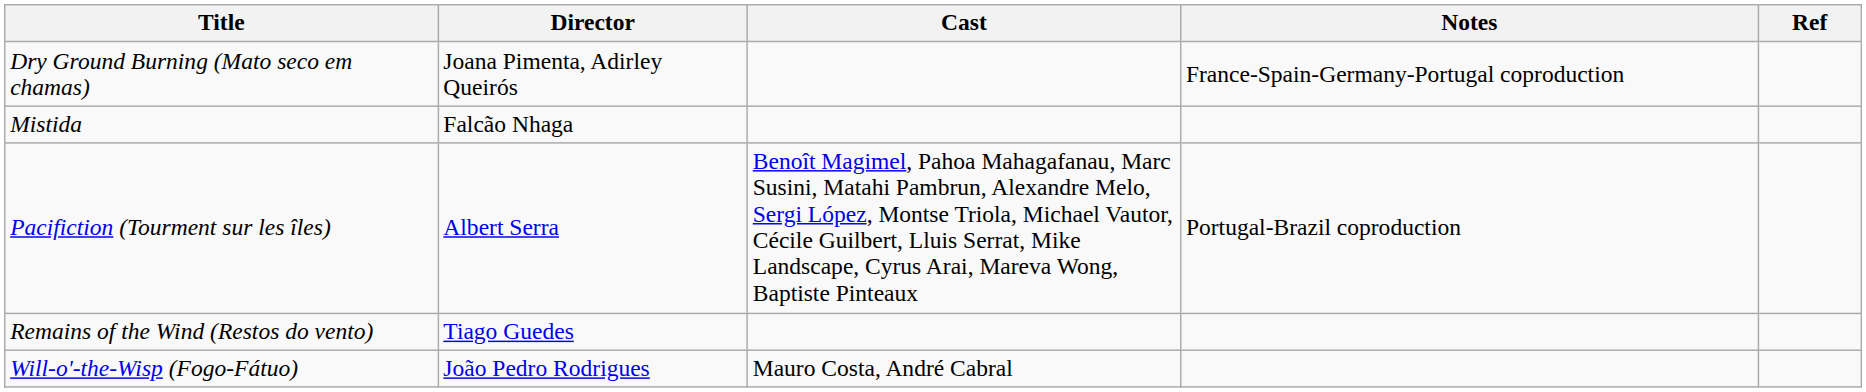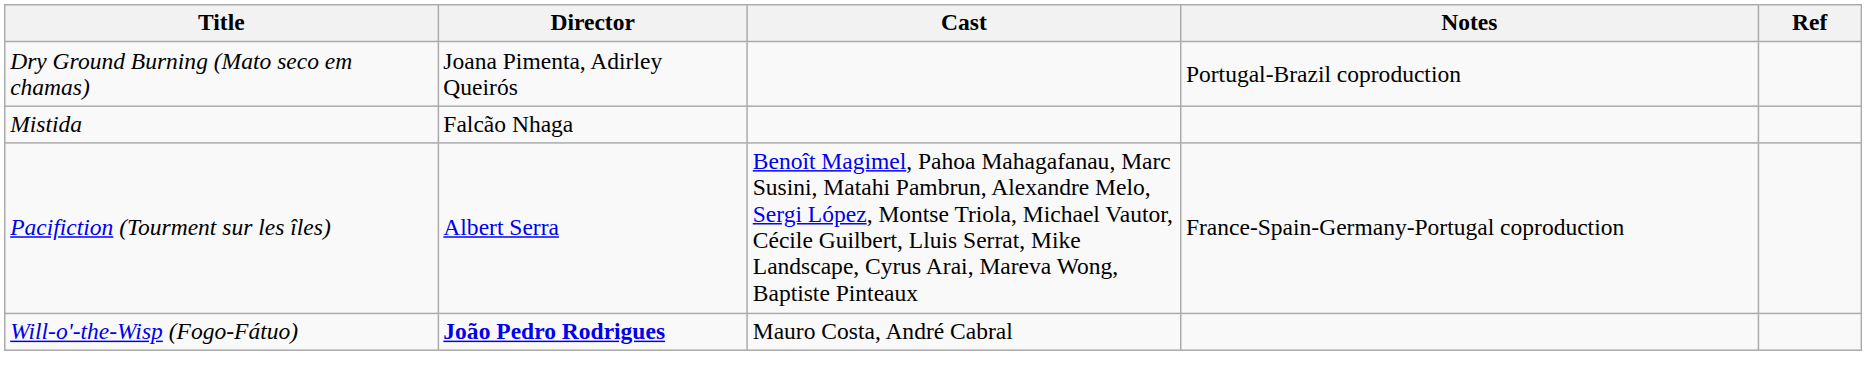(1405, 73) France-Spain-Germany-Portugal coproduction -> (1323, 73) Portugal-Brazil coproduction
(1323, 227) Portugal-Brazil coproduction -> (1405, 227) France-Spain-Germany-Portugal coproduction
- row: (192, 331)
(547, 368) normal -> (554, 331) bold
